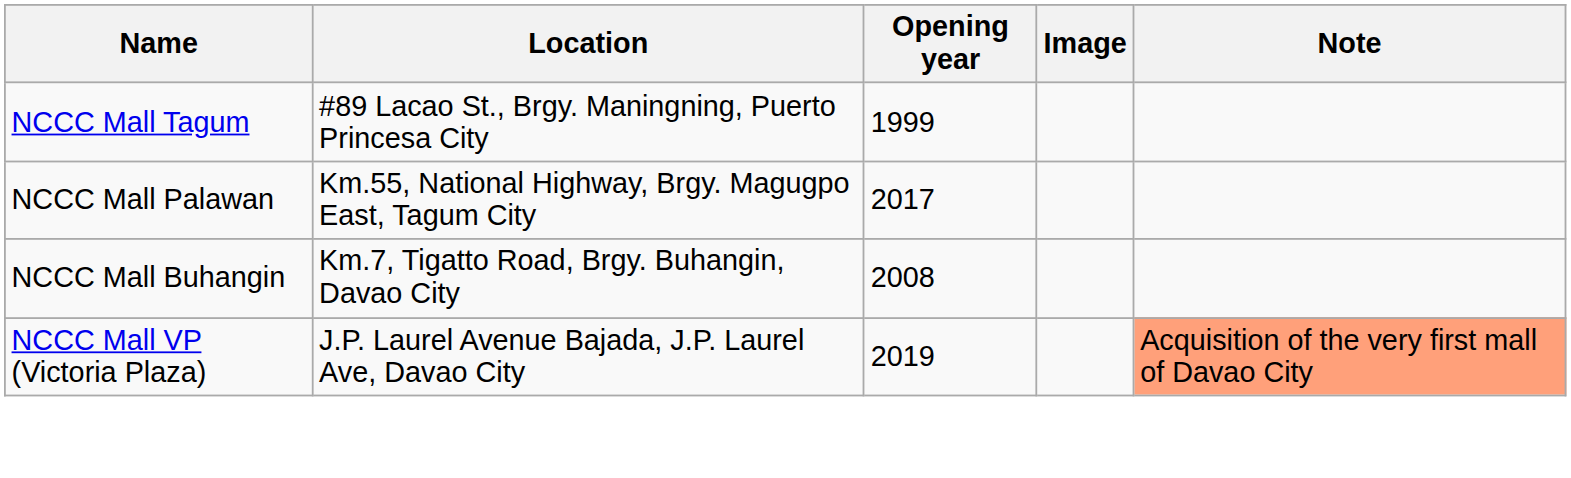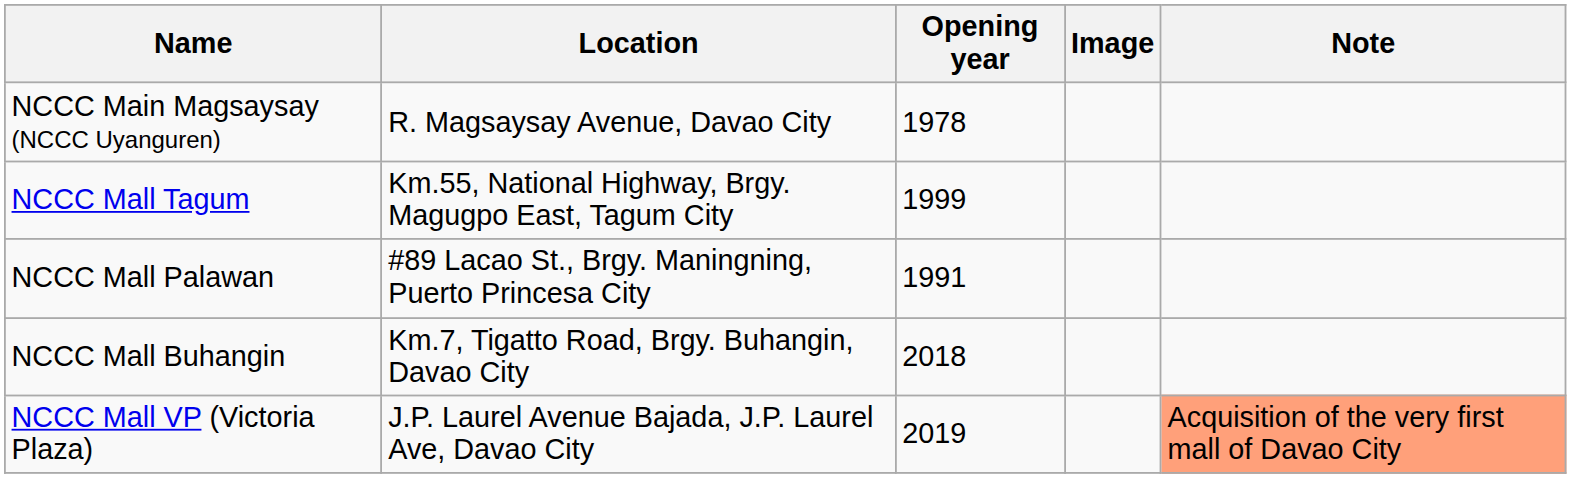+ row: (165, 121)
(577, 121) #89 Lacao St., Brgy. Maningning, Puerto Princesa City -> (589, 199) Km.55, National Highway, Brgy. Magugpo East, Tagum City
(584, 199) Km.55, National Highway, Brgy. Magugpo East, Tagum City -> (600, 277) #89 Lacao St., Brgy. Maningning, Puerto Princesa City
(903, 199) 2017 -> (934, 277) 1991
(903, 277) 2008 -> (934, 355) 2018
